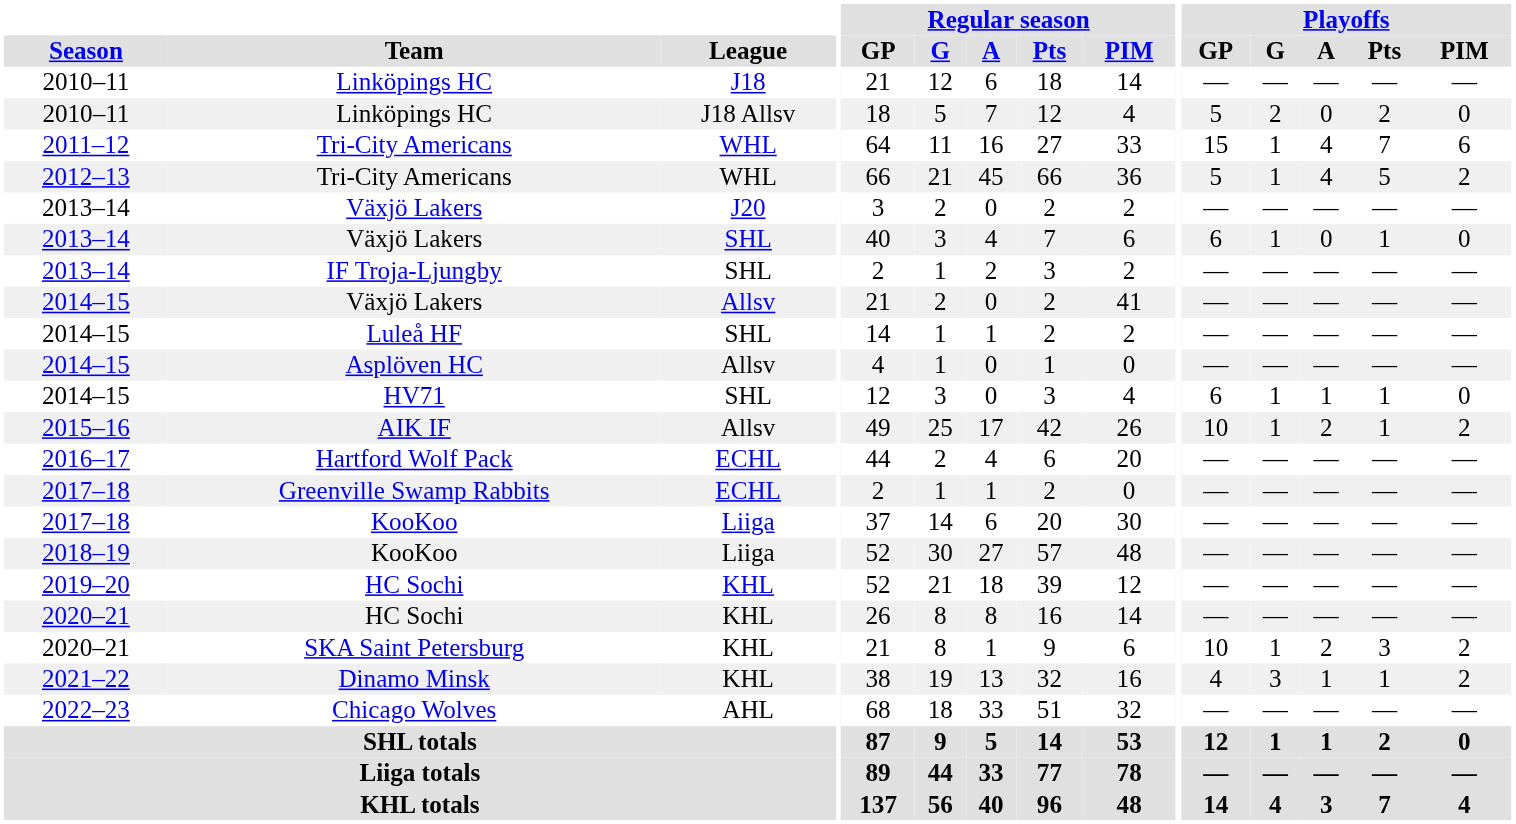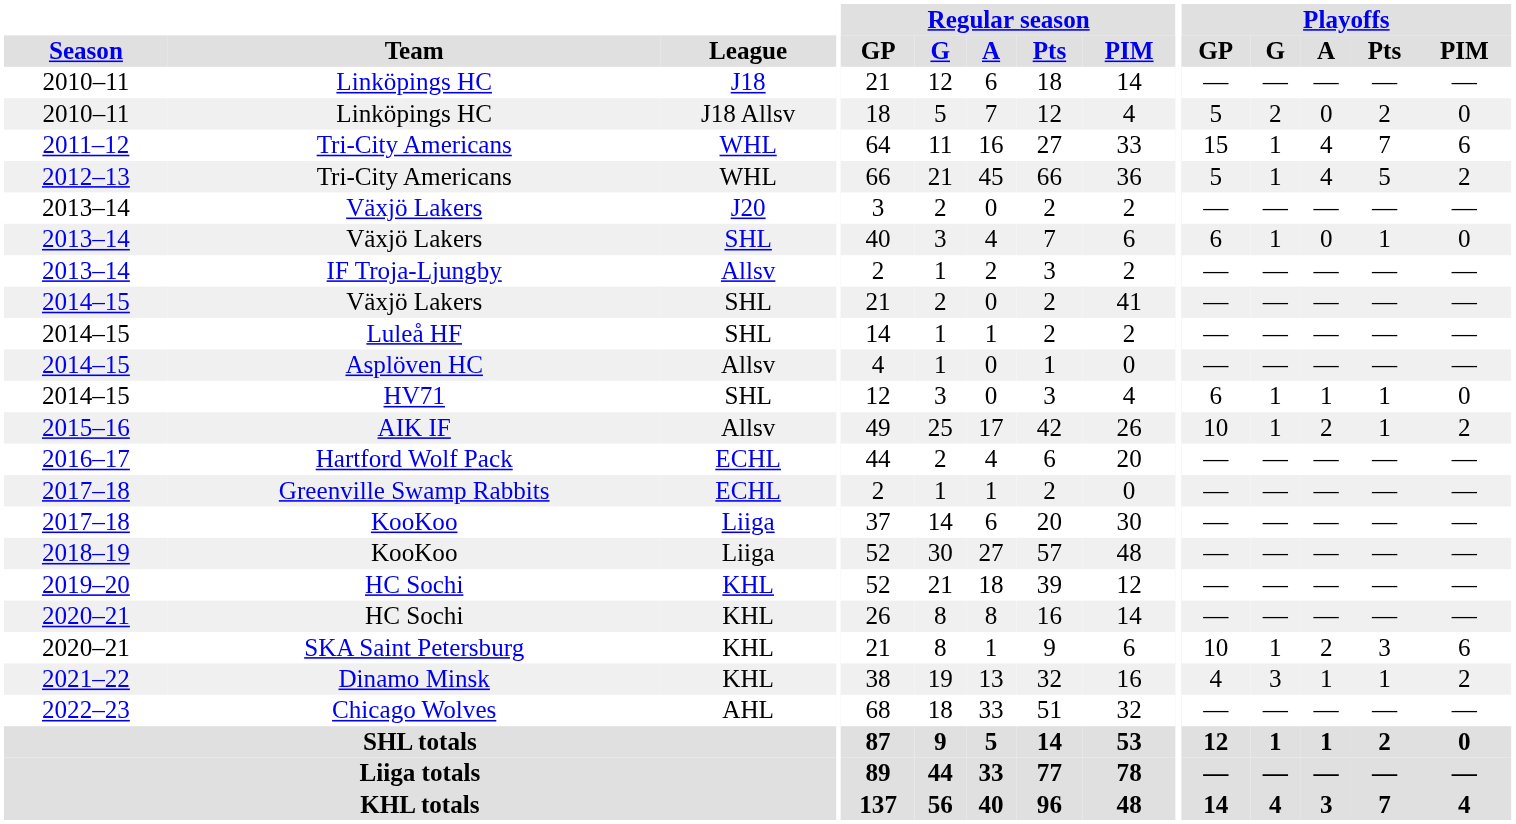(748, 270) SHL -> (748, 270) Allsv
(748, 302) Allsv -> (748, 302) SHL
(1464, 647) 2 -> (1464, 647) 6
